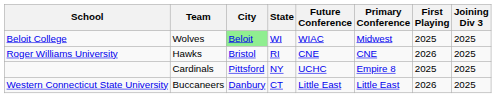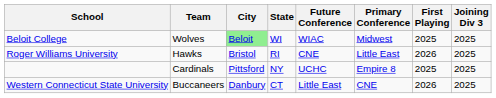(367, 54) CNE -> (378, 54) Little East
(378, 85) Little East -> (367, 85) CNE
